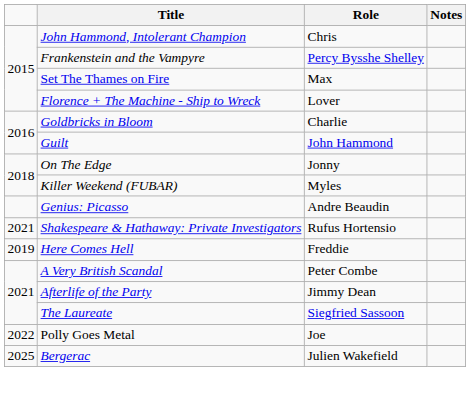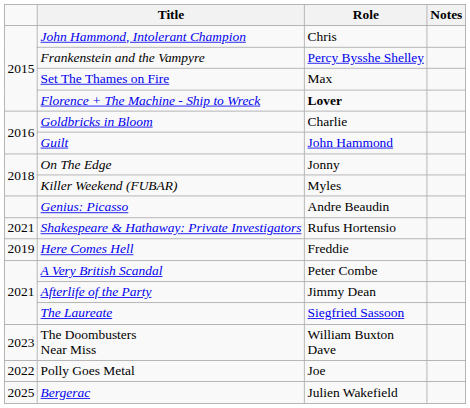(324, 100) normal -> (325, 100) bold
+ row: (89, 342)
